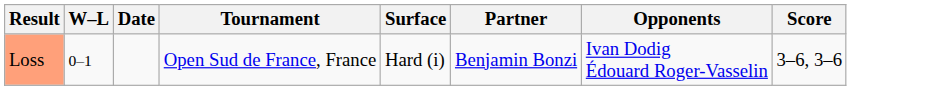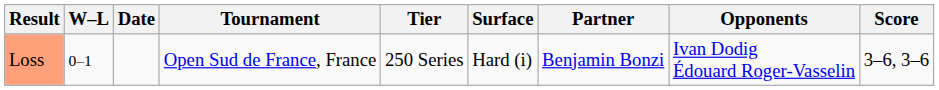+ column: (424, 19)
